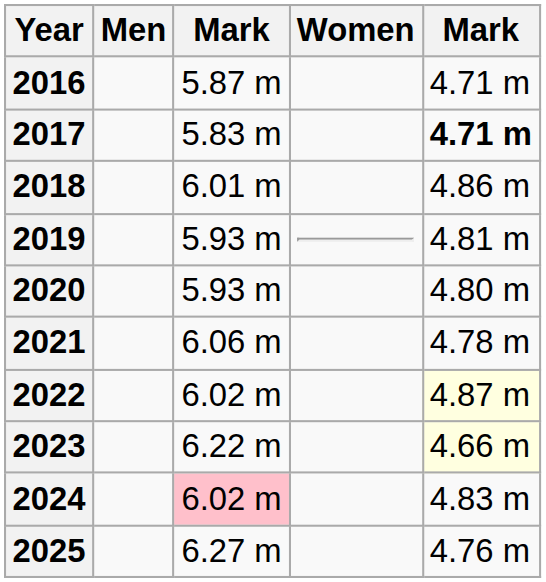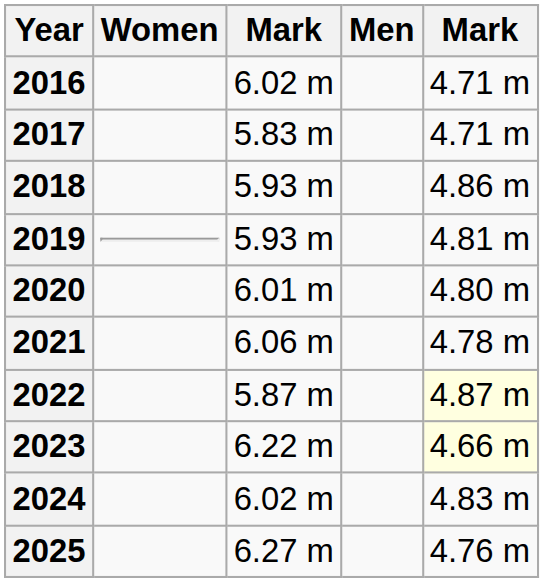columns swapped: (133, 30) <-> (356, 30)
(232, 82) 5.87 m -> (284, 82) 6.02 m
(481, 134) bold -> (480, 134) normal
(232, 186) 6.01 m -> (284, 186) 5.93 m
(232, 290) 5.93 m -> (284, 290) 6.01 m
(232, 394) 6.02 m -> (284, 394) 5.87 m
(232, 498) pink background -> (284, 498) no background
